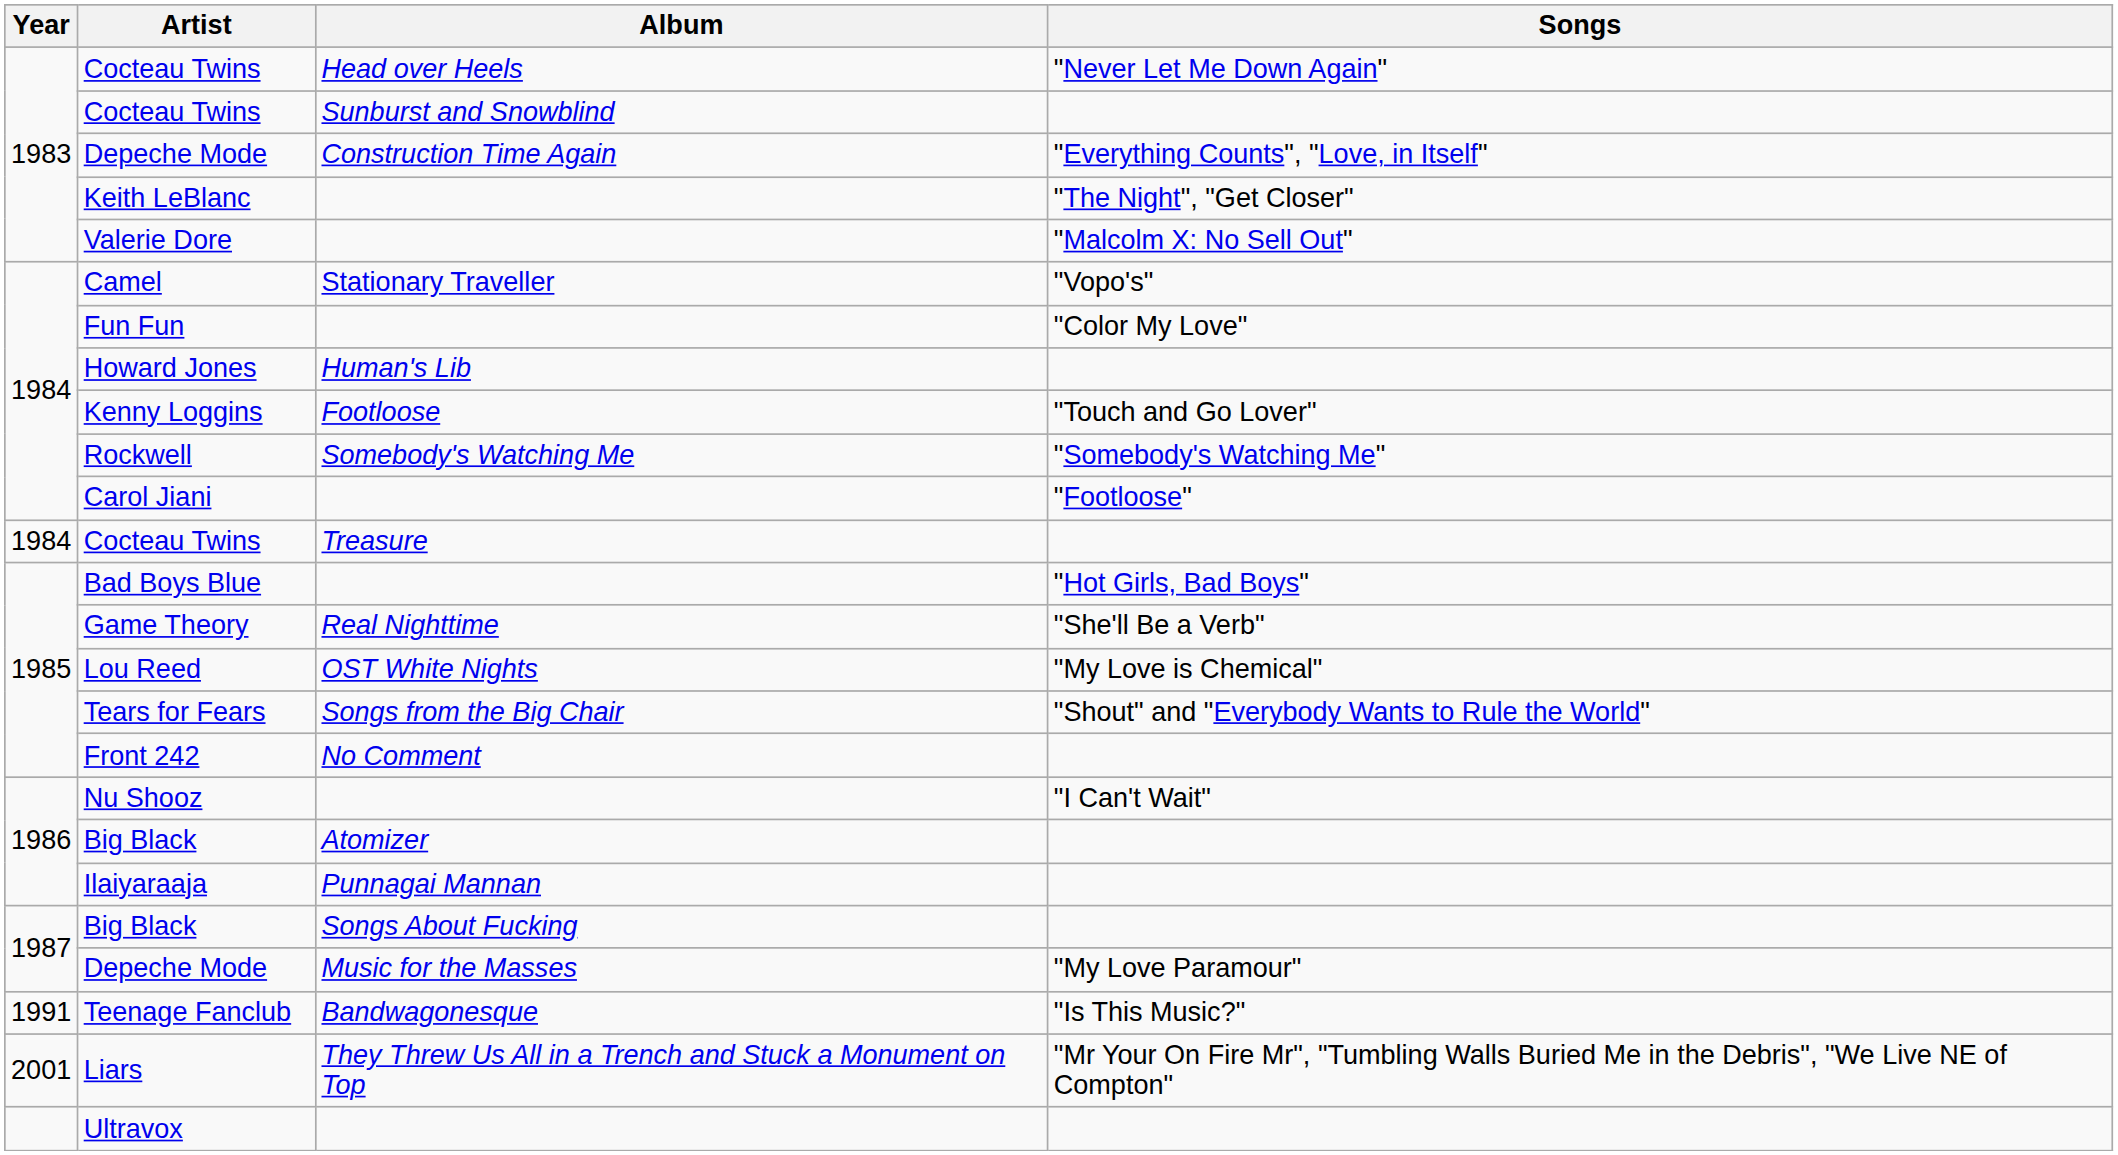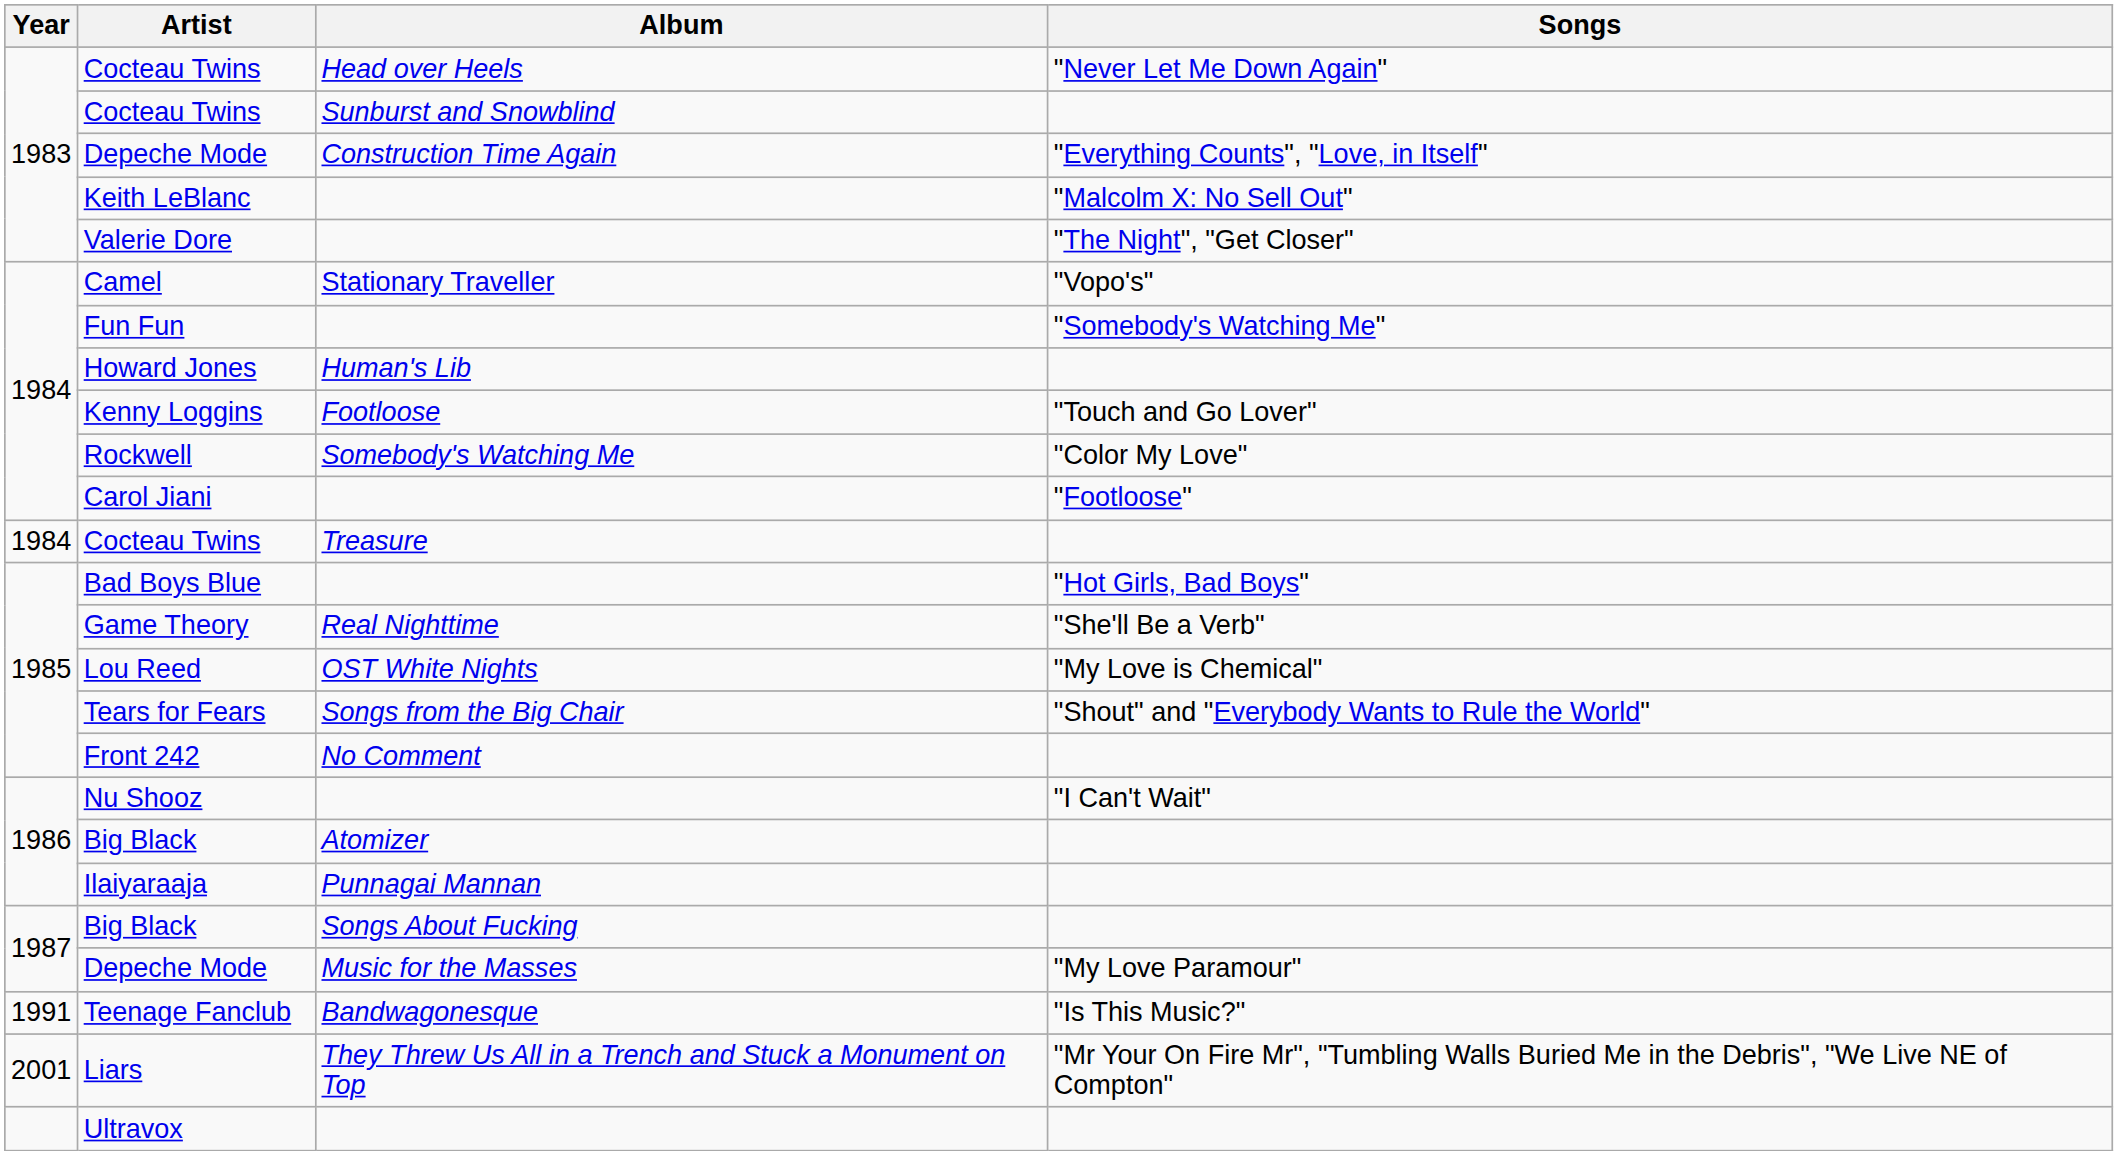(1204, 197) "The Night", "Get Closer" -> (1203, 197) "Malcolm X: No Sell Out"
(1203, 240) "Malcolm X: No Sell Out" -> (1204, 240) "The Night", "Get Closer"
(1151, 326) "Color My Love" -> (1220, 326) "Somebody's Watching Me"
(1220, 454) "Somebody's Watching Me" -> (1151, 454) "Color My Love"
